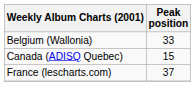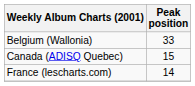(168, 72) 37 -> (168, 72) 14
